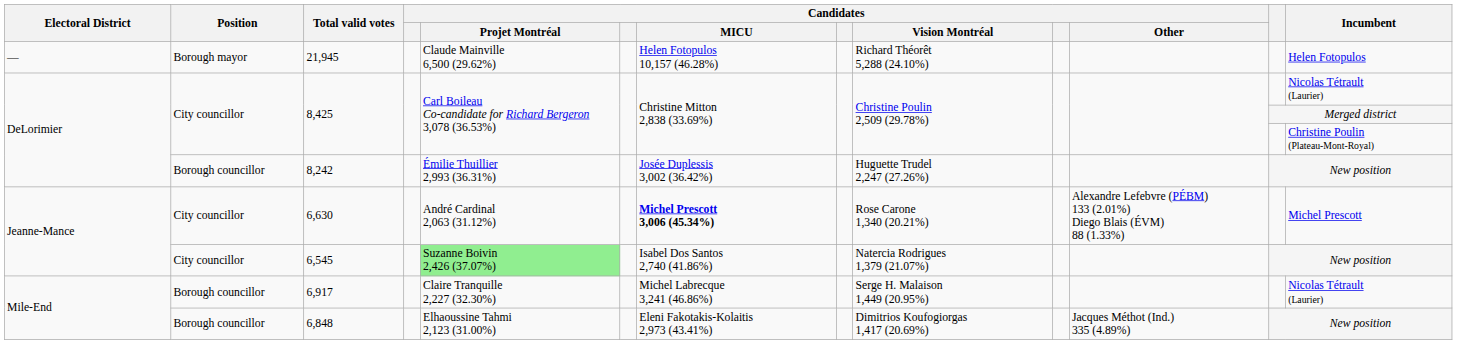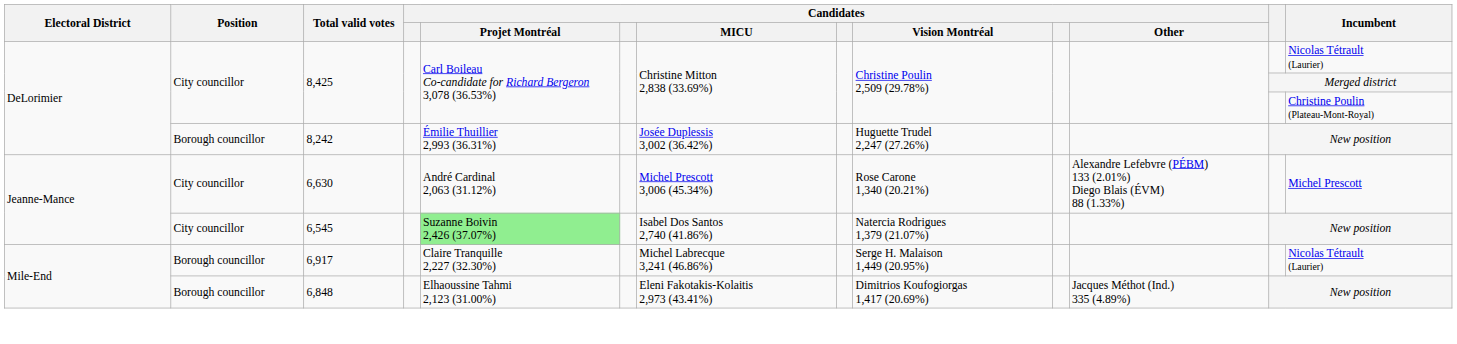- row: (13, 57)
(678, 215) bold -> (676, 184) normal
